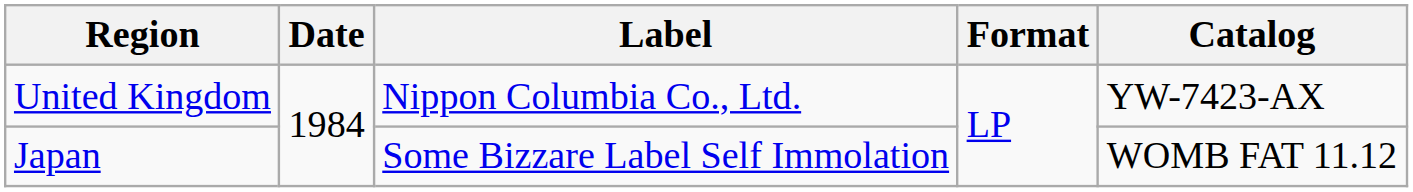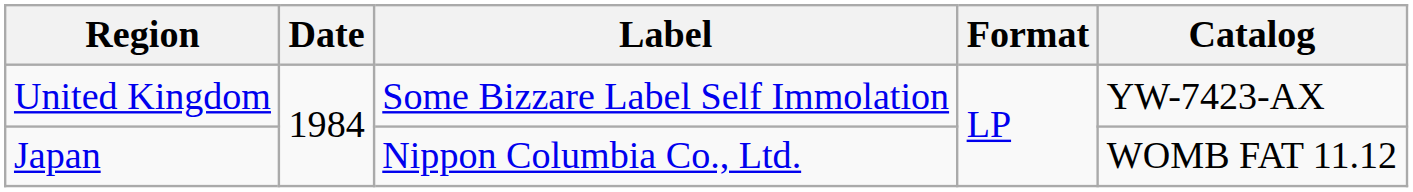(592, 95) Nippon Columbia Co., Ltd. -> (666, 95) Some Bizzare Label Self Immolation
(666, 155) Some Bizzare Label Self Immolation -> (592, 155) Nippon Columbia Co., Ltd.
